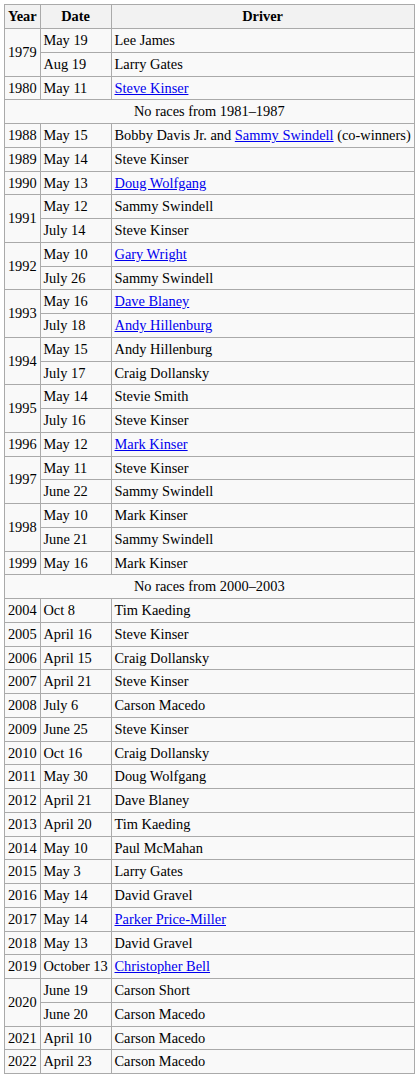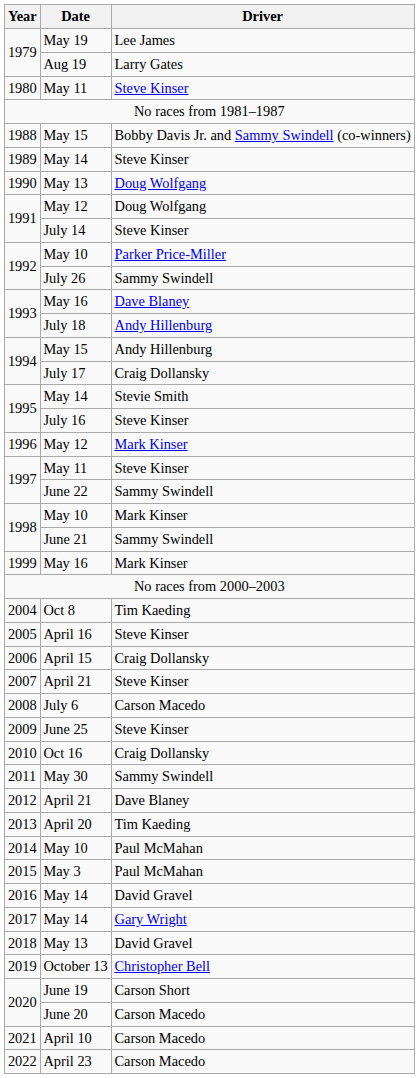(164, 206) Sammy Swindell -> (160, 206) Doug Wolfgang
(151, 254) Gary Wright -> (170, 254) Parker Price-Miller
(160, 776) Doug Wolfgang -> (164, 776) Sammy Swindell
(149, 871) Larry Gates -> (159, 871) Paul McMahan
(170, 919) Parker Price-Miller -> (151, 919) Gary Wright
